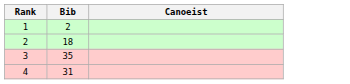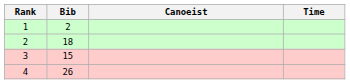+ column: (314, 12)
(68, 56) 35 -> (68, 56) 15
(68, 71) 31 -> (68, 71) 26
